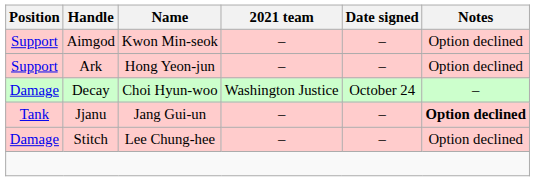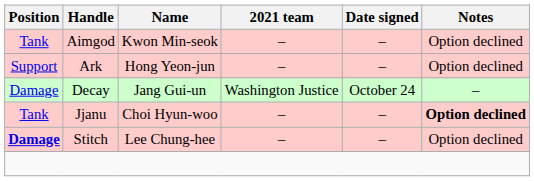(34, 41) Support -> (34, 41) Tank
(170, 90) Choi Hyun-woo -> (170, 90) Jang Gui-un
(170, 114) Jang Gui-un -> (170, 114) Choi Hyun-woo
(34, 138) normal -> (34, 138) bold
